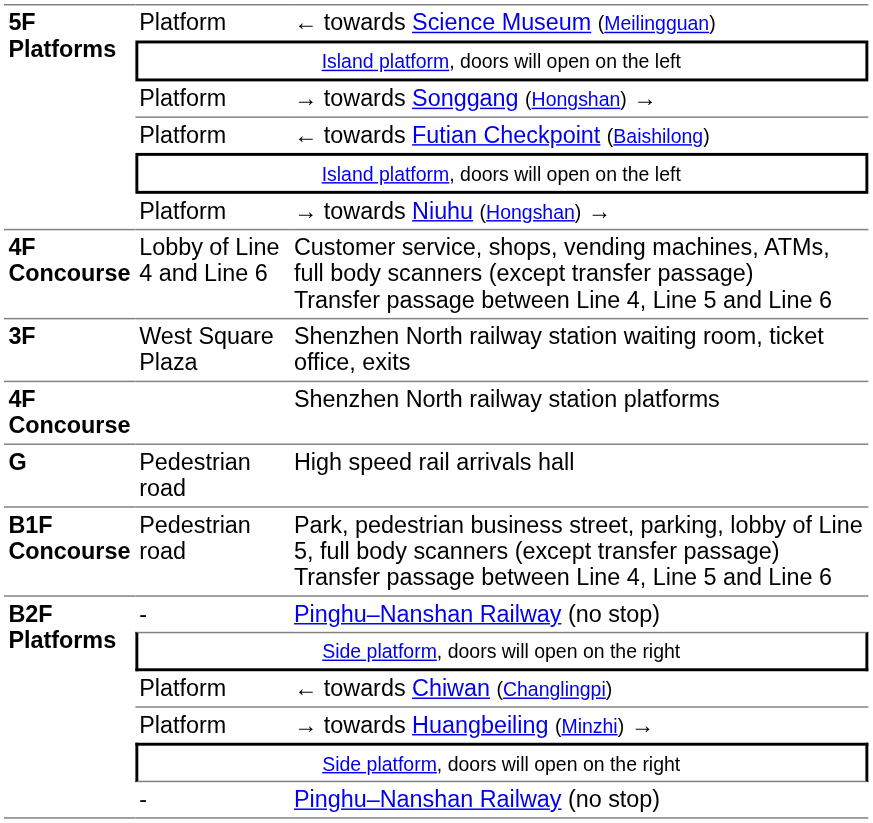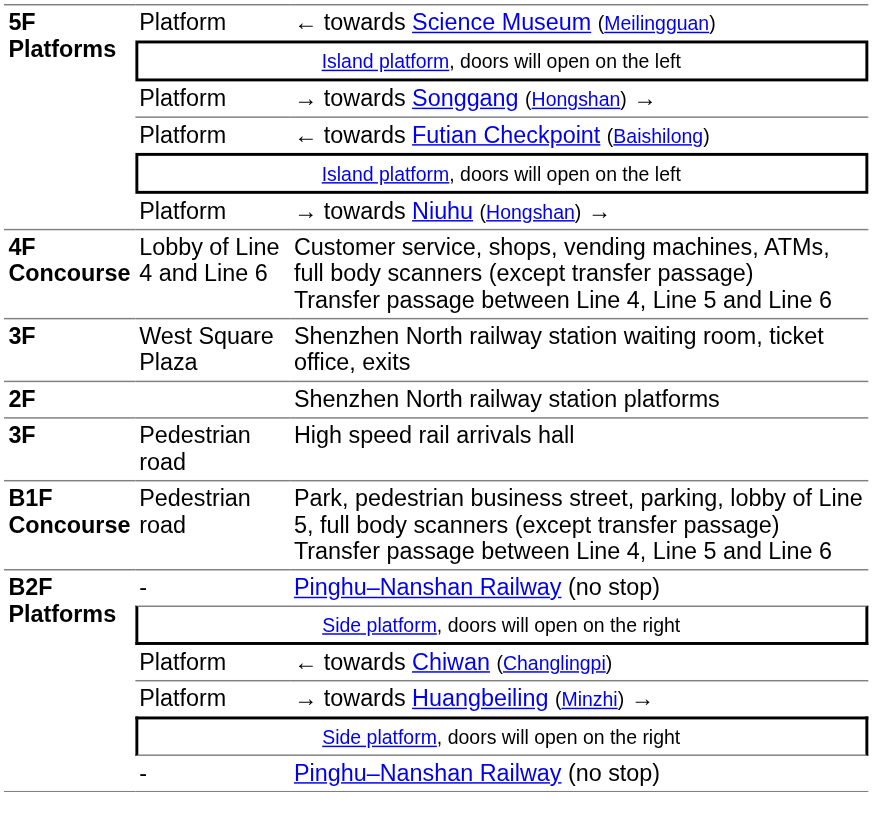(69, 412) 4F Concourse -> (22, 399) 2F
(17, 462) G -> (22, 435) 3F
